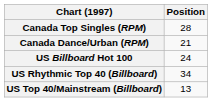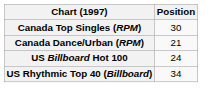(186, 27) 28 -> (176, 27) 30
- row: (84, 89)
